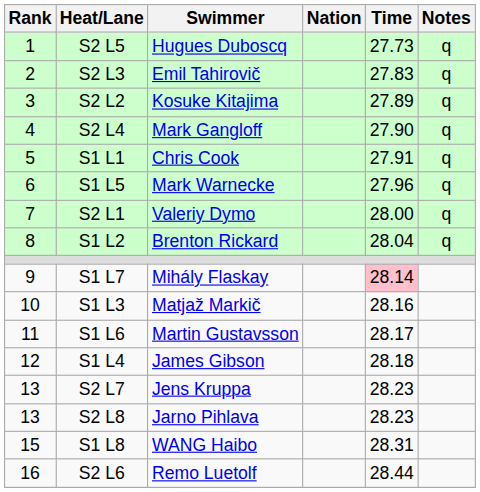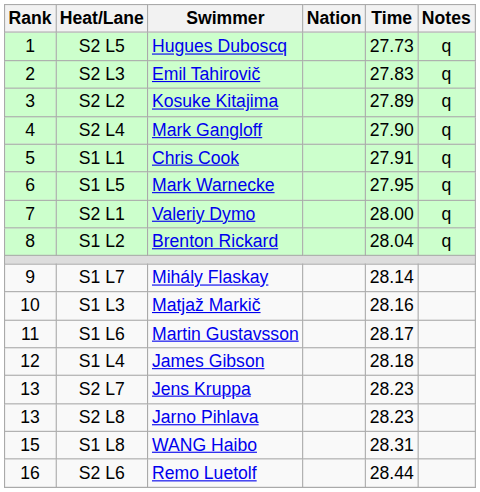(392, 185) 27.96 -> (392, 185) 27.95
(392, 277) pink background -> (392, 277) no background
